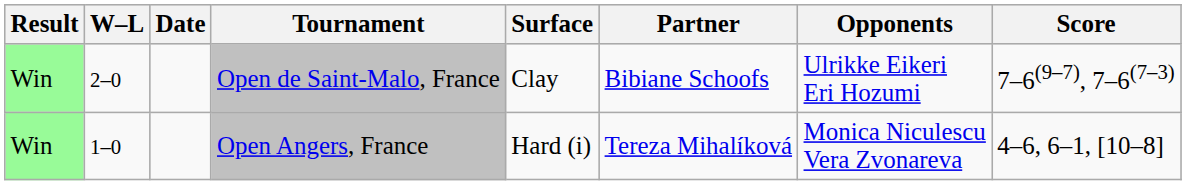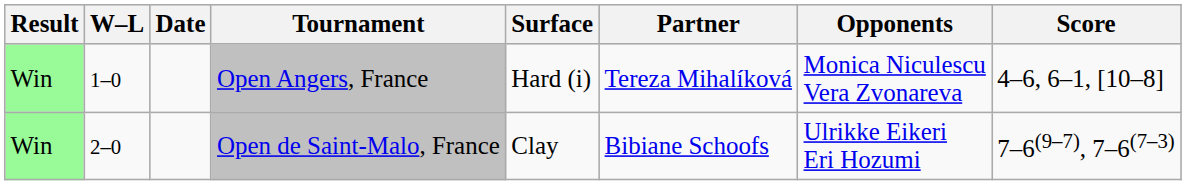rows swapped: (323, 145) <-> (358, 77)
